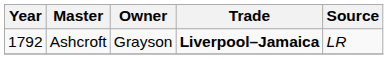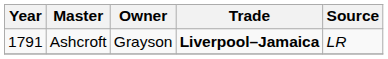(25, 41) 1792 -> (25, 41) 1791
